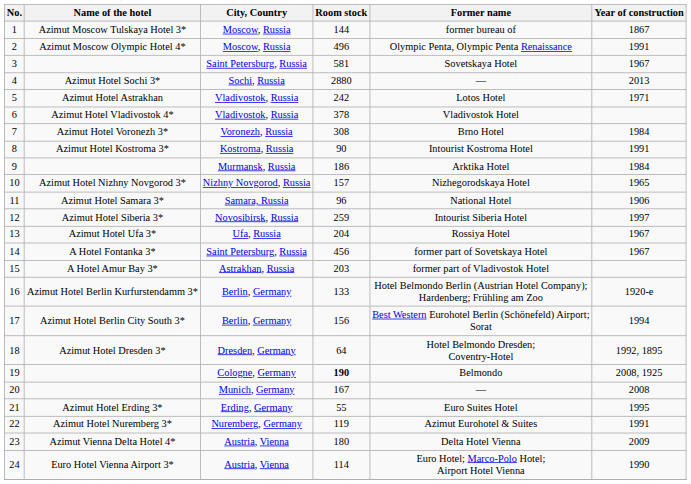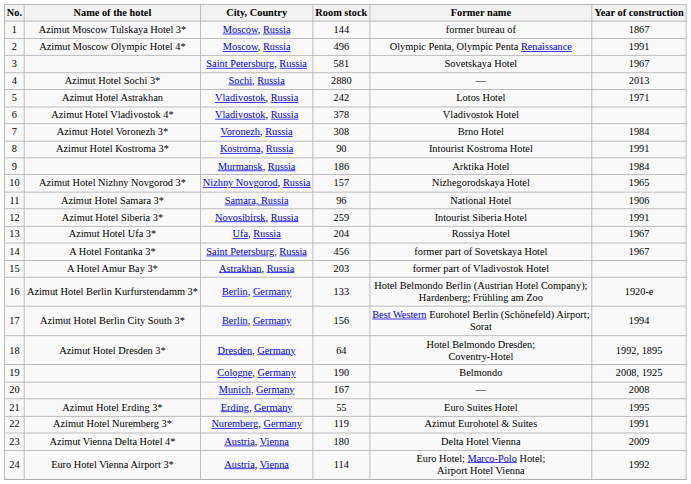(639, 217) 1997 -> (639, 217) 1991
(341, 373) bold -> (341, 373) normal
(639, 464) 1990 -> (639, 464) 1992
